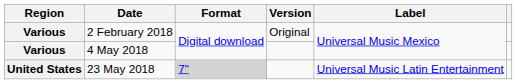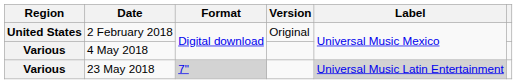(44, 32) Various -> (44, 32) United States
(44, 69) United States -> (44, 69) Various
(410, 69) no background -> (410, 69) lightgrey background
